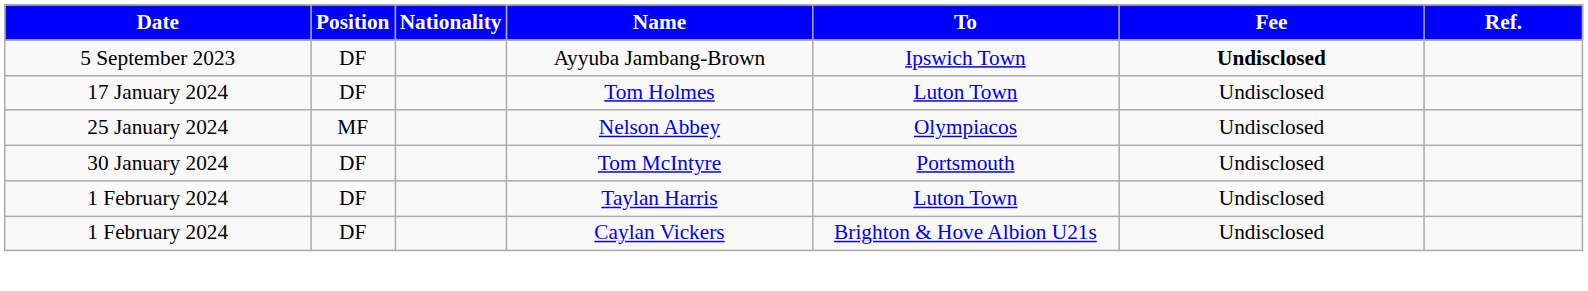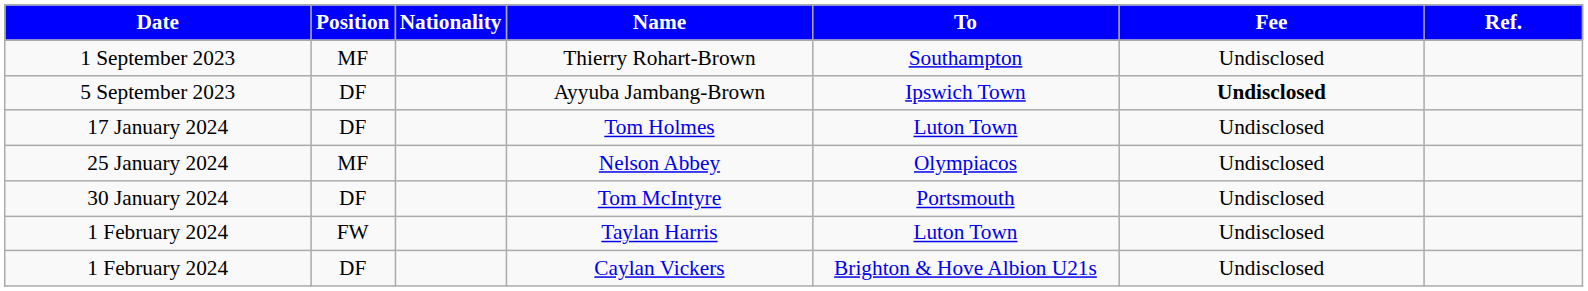+ row: (659, 57)
(353, 198) DF -> (353, 233) FW
